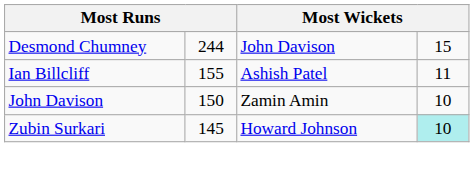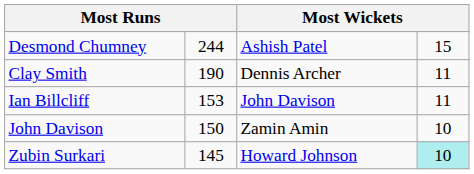(288, 45) John Davison -> (284, 45) Ashish Patel
+ row: (48, 73)
(211, 73) 155 -> (211, 100) 153
(284, 73) Ashish Patel -> (288, 100) John Davison
